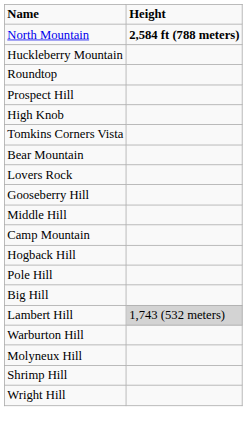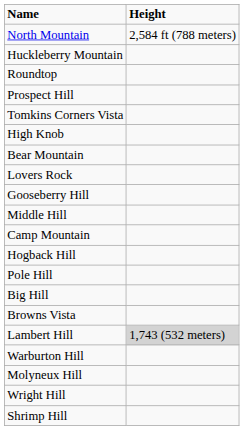(184, 34) bold -> (183, 34) normal
rows swapped: (65, 134) <-> (36, 114)
+ row: (41, 315)
rows swapped: (36, 395) <-> (37, 375)
